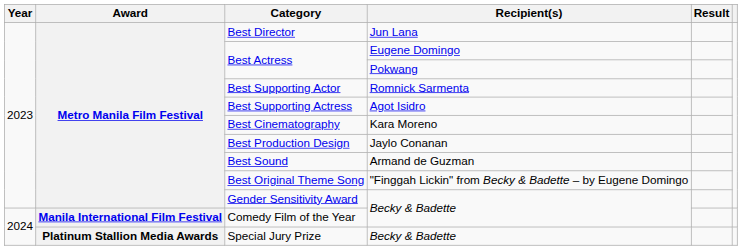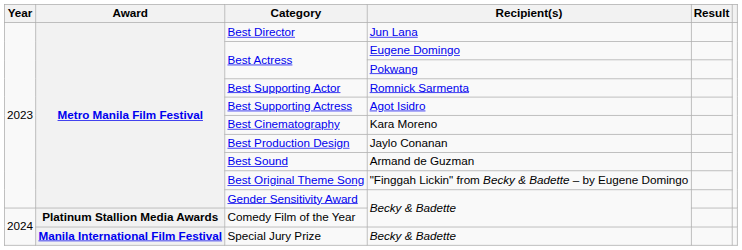(130, 217) Manila International Film Festival -> (130, 217) Platinum Stallion Media Awards
(130, 236) Platinum Stallion Media Awards -> (130, 236) Manila International Film Festival
